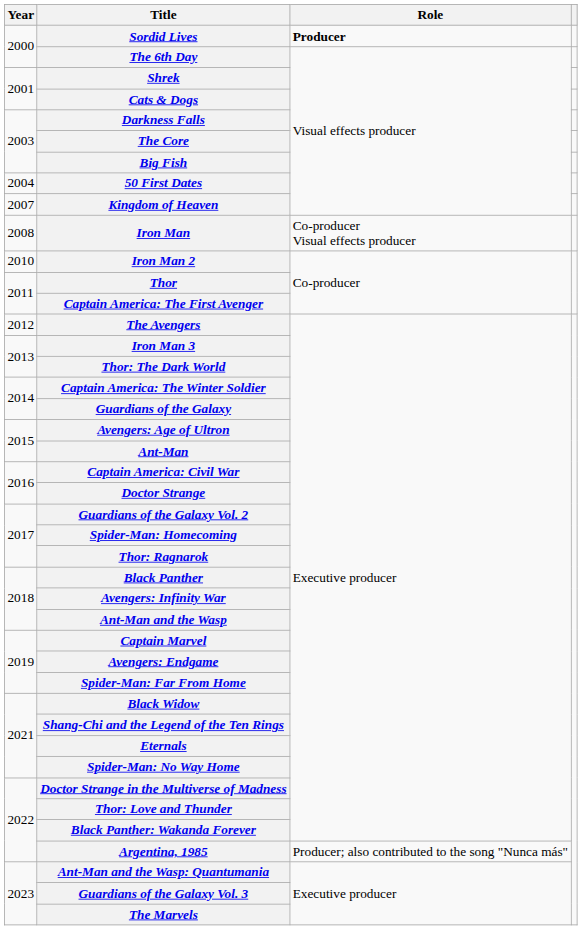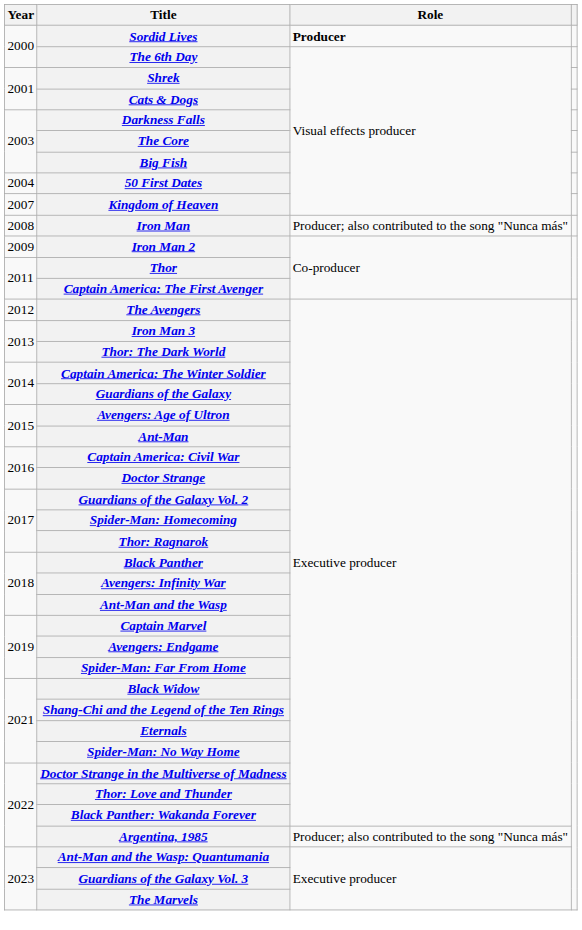(354, 233) Co-producer Visual effects producer -> (430, 225) Producer; also contributed to the song "Nunca más"
(21, 261) 2010 -> (21, 246) 2009
